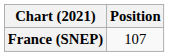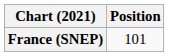(135, 39) 107 -> (135, 39) 101
